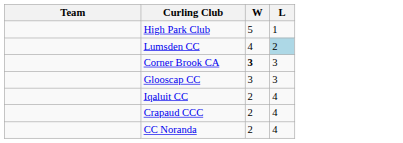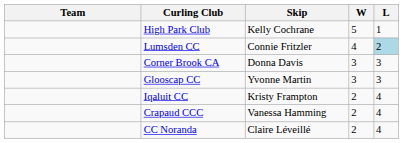+ column: (297, 12)
(250, 63) bold -> (354, 63) normal
